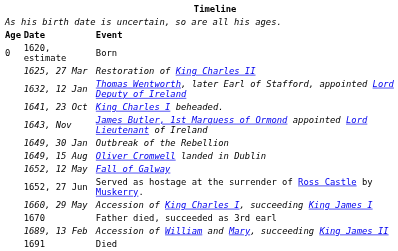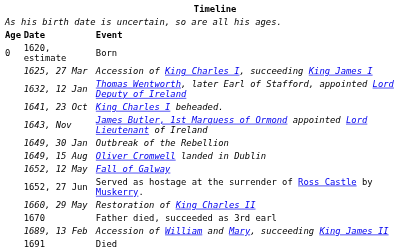(176, 71) Restoration of King Charles II -> (234, 71) Accession of King Charles I, succeeding King James I
(234, 205) Accession of King Charles I, succeeding King James I -> (176, 205) Restoration of King Charles II
